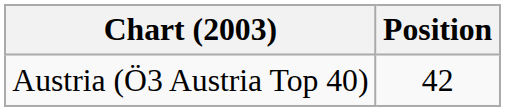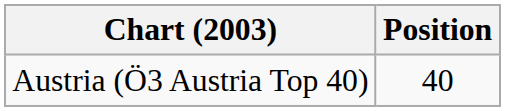(438, 79) 42 -> (438, 79) 40
